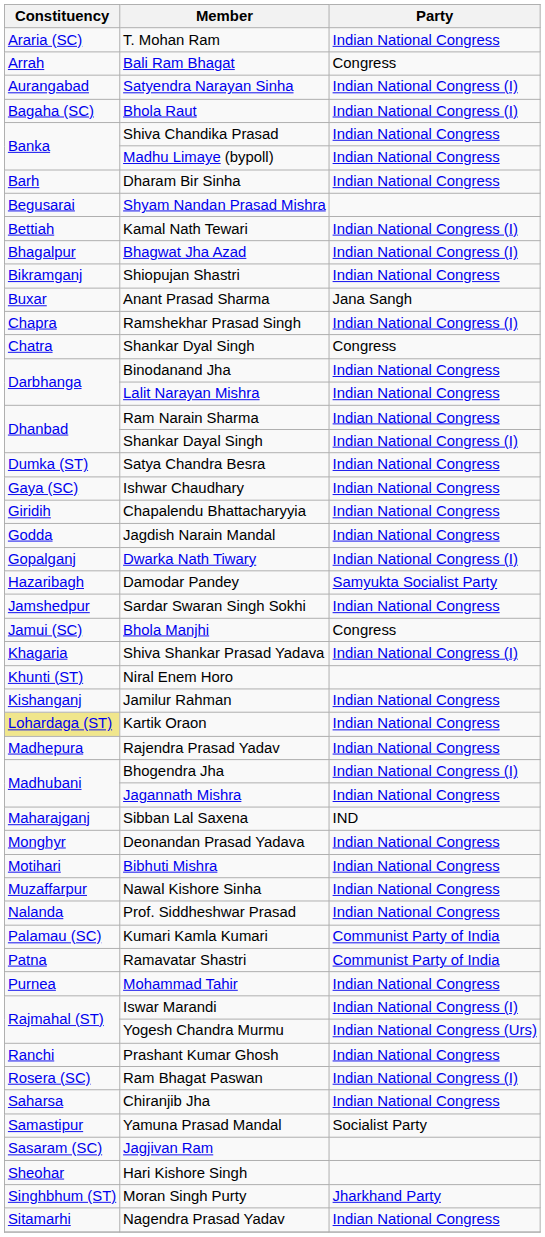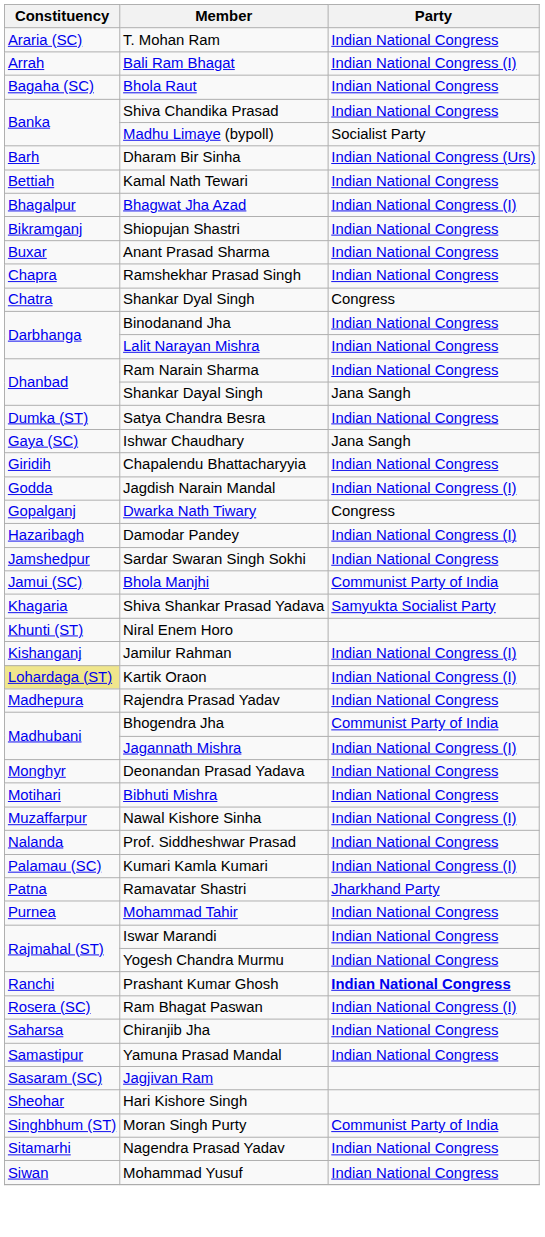(364, 63) Congress -> (424, 63) Indian National Congress (I)
- row: (208, 87)
(425, 110) Indian National Congress (I) -> (415, 87) Indian National Congress
(416, 157) Indian National Congress -> (378, 134) Socialist Party
(416, 181) Indian National Congress -> (433, 157) Indian National Congress (Urs)
- row: (224, 205)
(425, 228) Indian National Congress (I) -> (415, 181) Indian National Congress
(372, 299) Jana Sangh -> (415, 252) Indian National Congress
(425, 323) Indian National Congress (I) -> (415, 275) Indian National Congress
(425, 441) Indian National Congress (I) -> (371, 393) Jana Sangh
(416, 488) Indian National Congress -> (371, 441) Jana Sangh
(416, 535) Indian National Congress -> (424, 488) Indian National Congress (I)
(425, 559) Indian National Congress (I) -> (363, 511) Congress
(415, 582) Samyukta Socialist Party -> (424, 535) Indian National Congress (I)
(364, 629) Congress -> (415, 582) Communist Party of India
(425, 653) Indian National Congress (I) -> (414, 606) Samyukta Socialist Party
(416, 700) Indian National Congress -> (424, 653) Indian National Congress (I)
(416, 724) Indian National Congress -> (424, 677) Indian National Congress (I)
(425, 771) Indian National Congress (I) -> (415, 724) Communist Party of India
(416, 795) Indian National Congress -> (424, 747) Indian National Congress (I)
- row: (186, 818)
(416, 889) Indian National Congress -> (424, 818) Indian National Congress (I)
(416, 936) Communist Party of India -> (424, 865) Indian National Congress (I)
(416, 960) Communist Party of India -> (385, 889) Jharkhand Party
(425, 1007) Indian National Congress (I) -> (415, 936) Indian National Congress
(435, 1031) Indian National Congress (Urs) -> (415, 960) Indian National Congress
(416, 1054) normal -> (421, 983) bold
(380, 1125) Socialist Party -> (415, 1054) Indian National Congress
(387, 1196) Jharkhand Party -> (415, 1125) Communist Party of India
+ row: (183, 1172)
